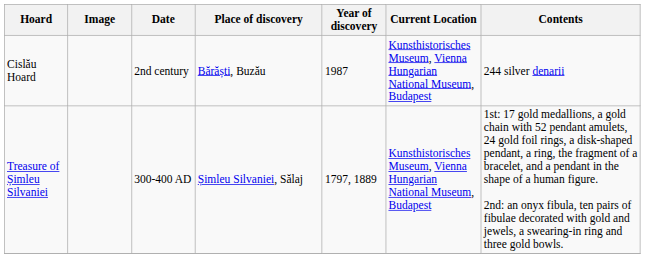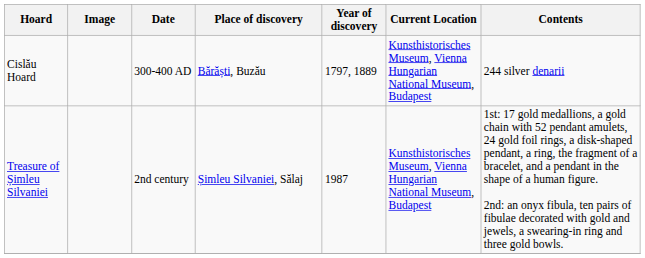(162, 70) 2nd century -> (163, 70) 300-400 AD
(336, 70) 1987 -> (351, 70) 1797, 1889
(163, 179) 300-400 AD -> (162, 179) 2nd century
(351, 179) 1797, 1889 -> (336, 179) 1987
